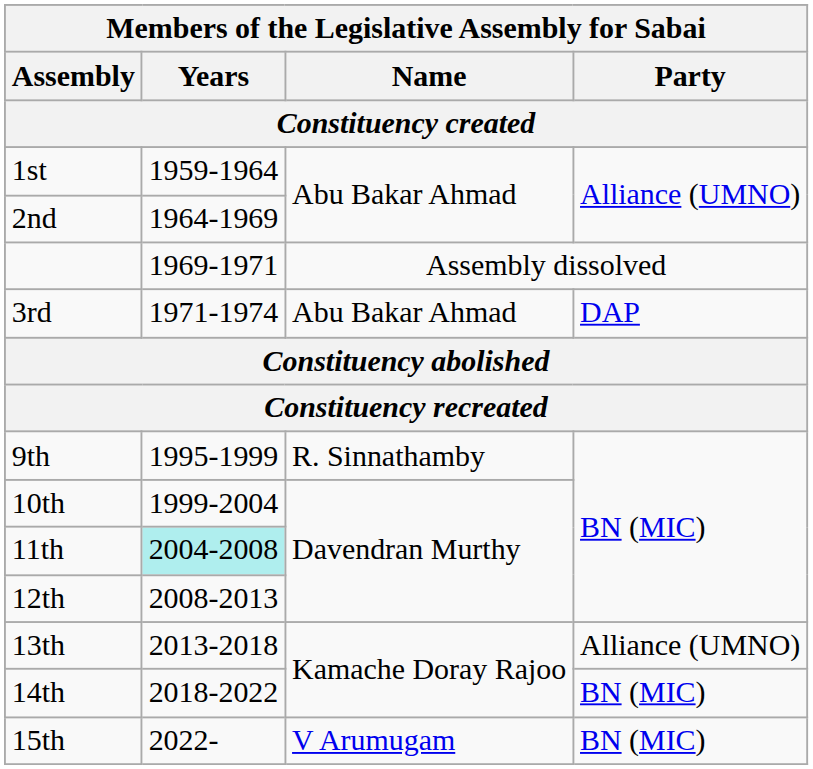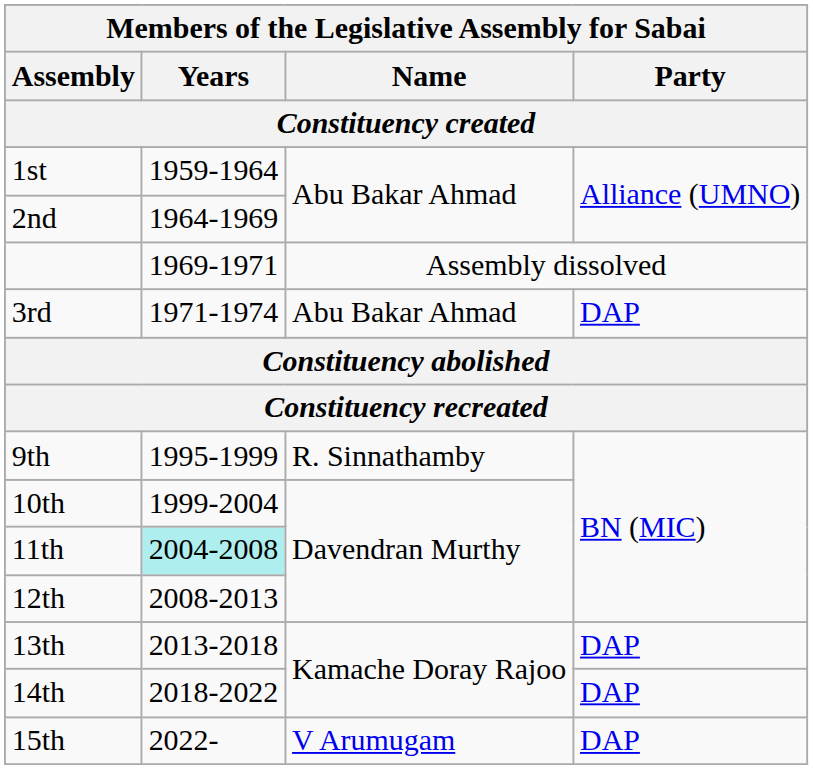(690, 645) Alliance (UMNO) -> (610, 645) DAP
(643, 692) BN (MIC) -> (610, 692) DAP
(643, 739) BN (MIC) -> (610, 739) DAP
